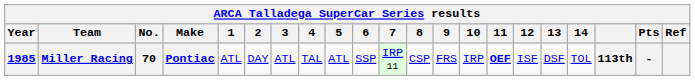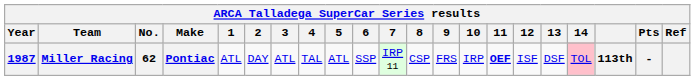(22, 59) 1985 -> (22, 59) 1987
(149, 59) 70 -> (149, 59) 62
(581, 59) no background -> (581, 59) pink background
